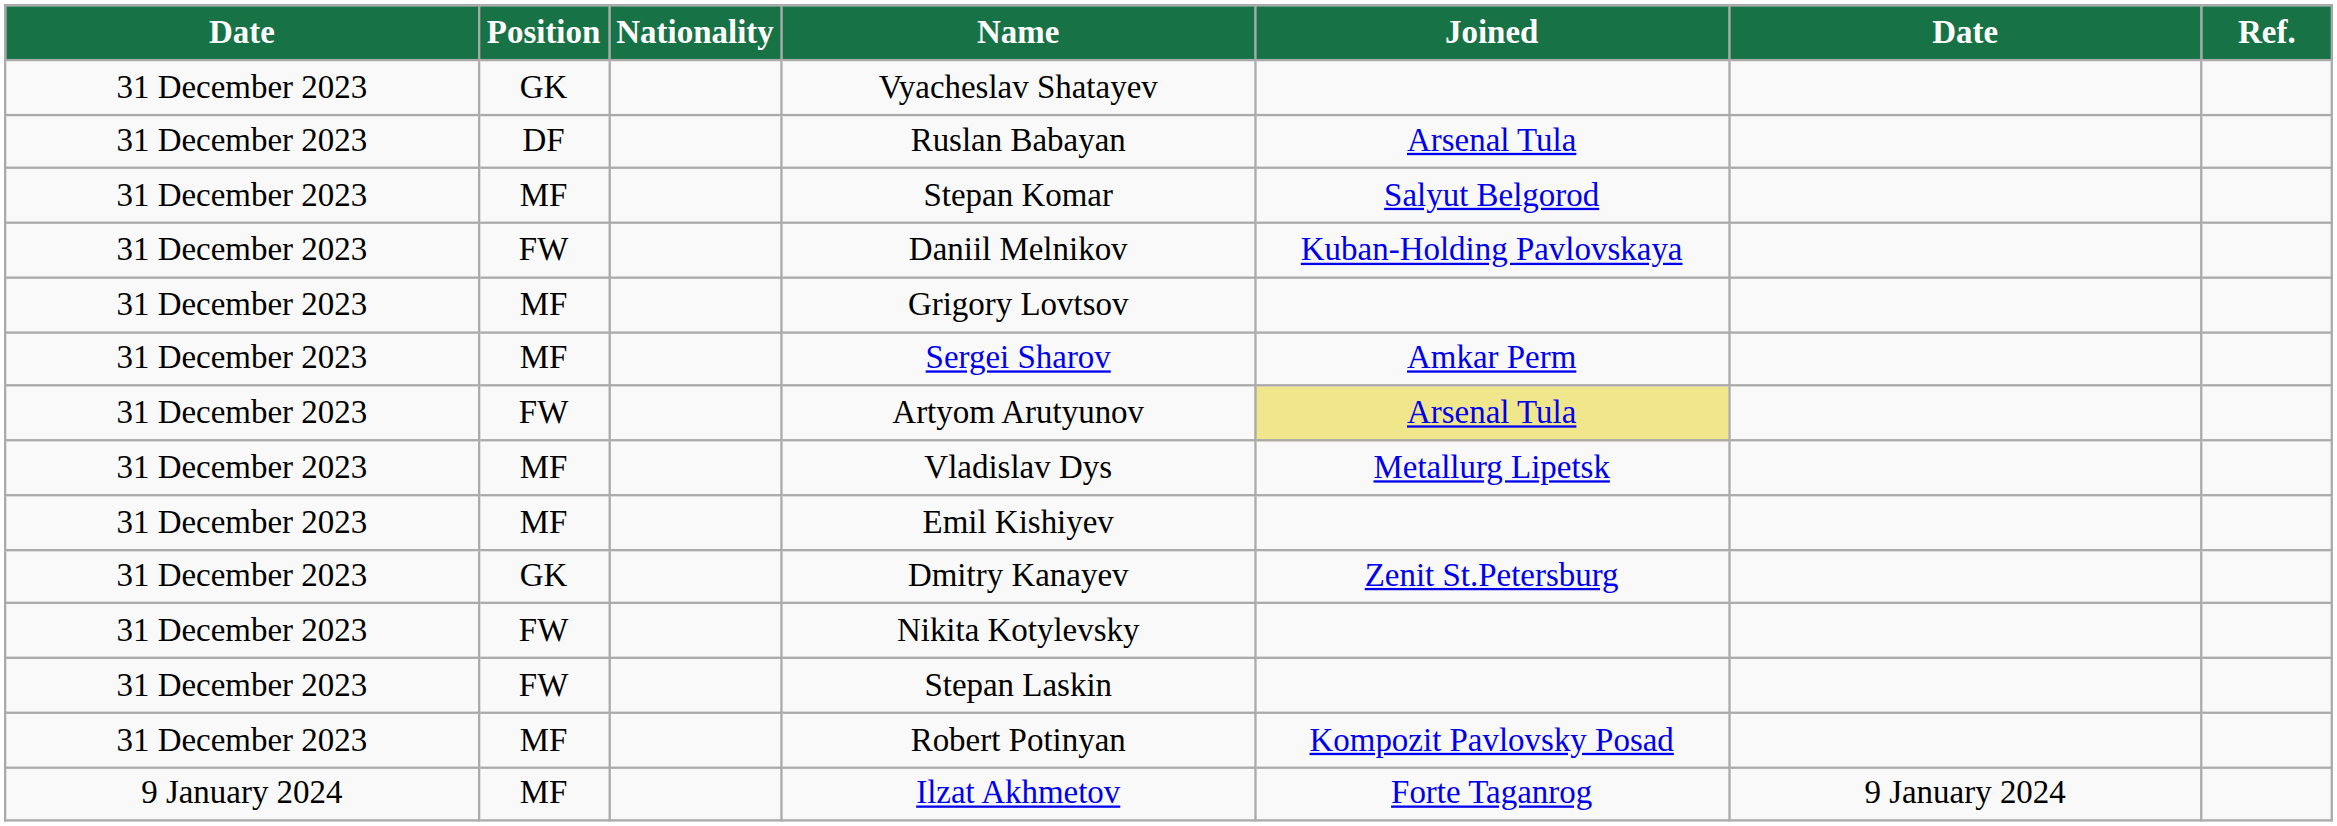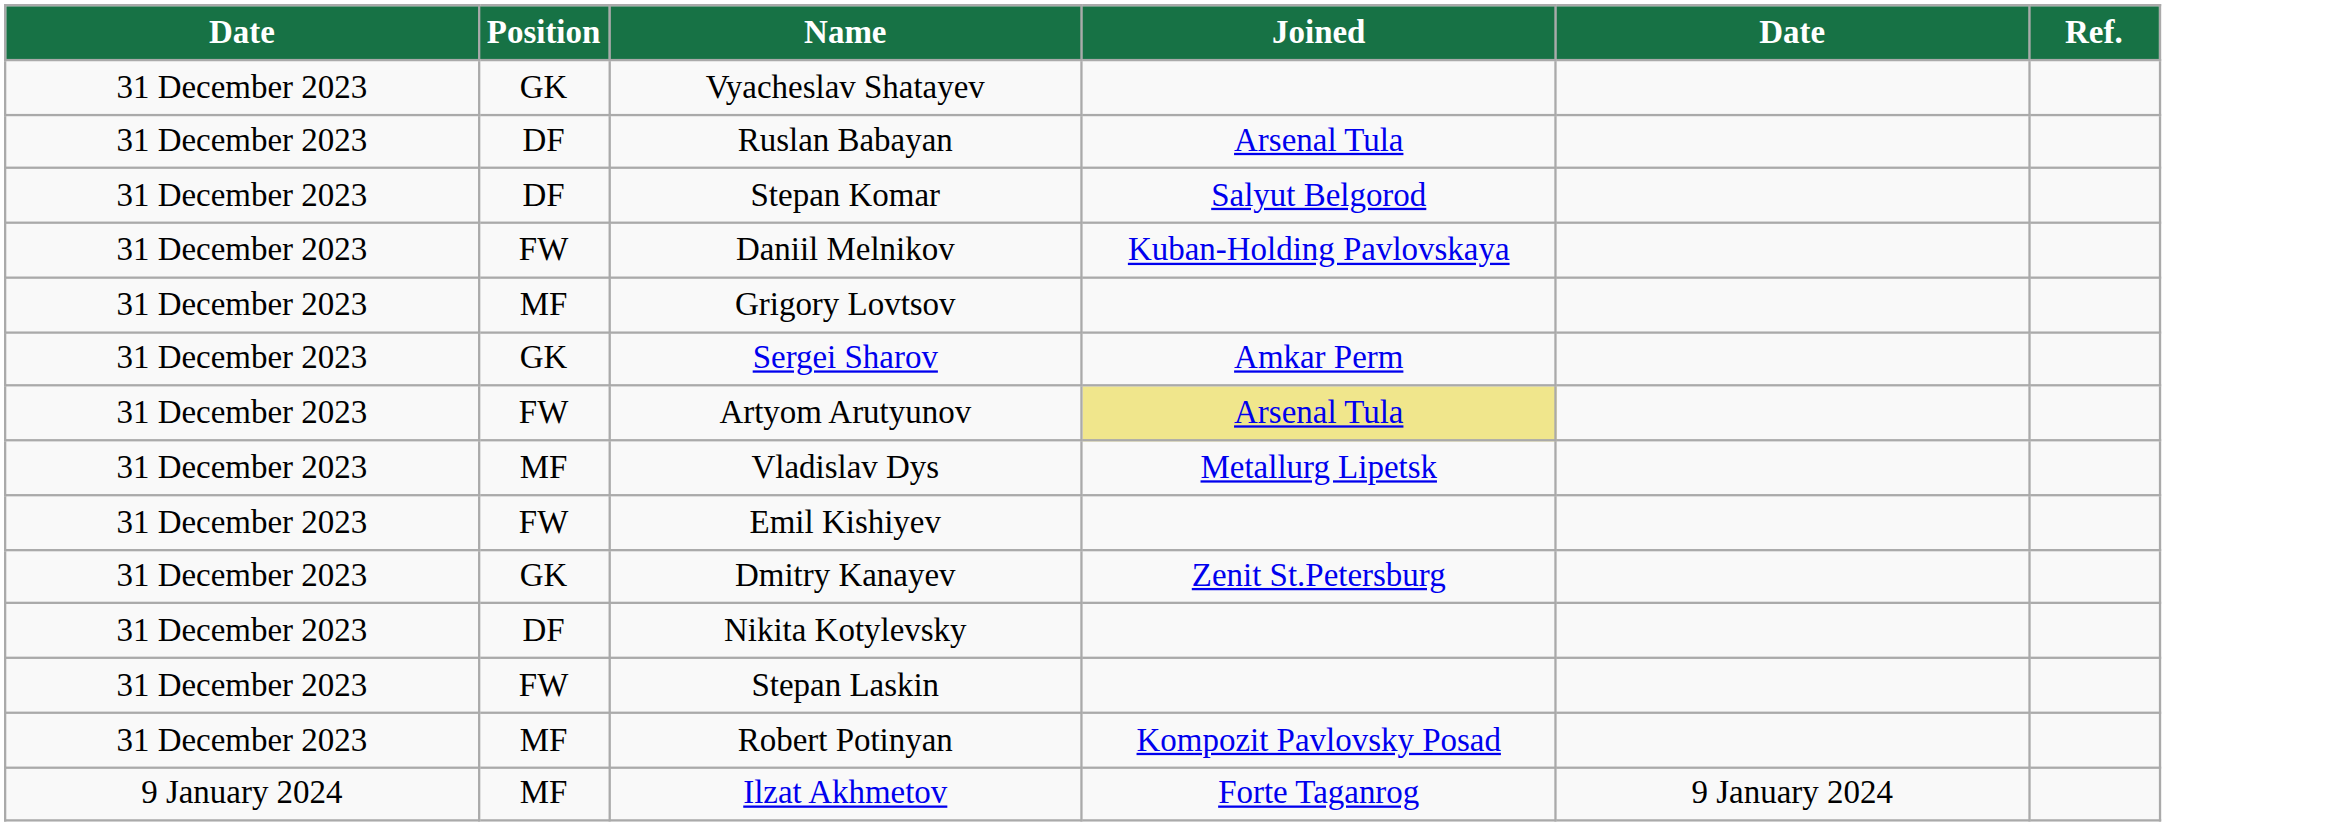- column: (695, 32)
(544, 195) MF -> (544, 195) DF
(544, 358) MF -> (544, 358) GK
(544, 521) MF -> (544, 521) FW
(544, 630) FW -> (544, 630) DF
